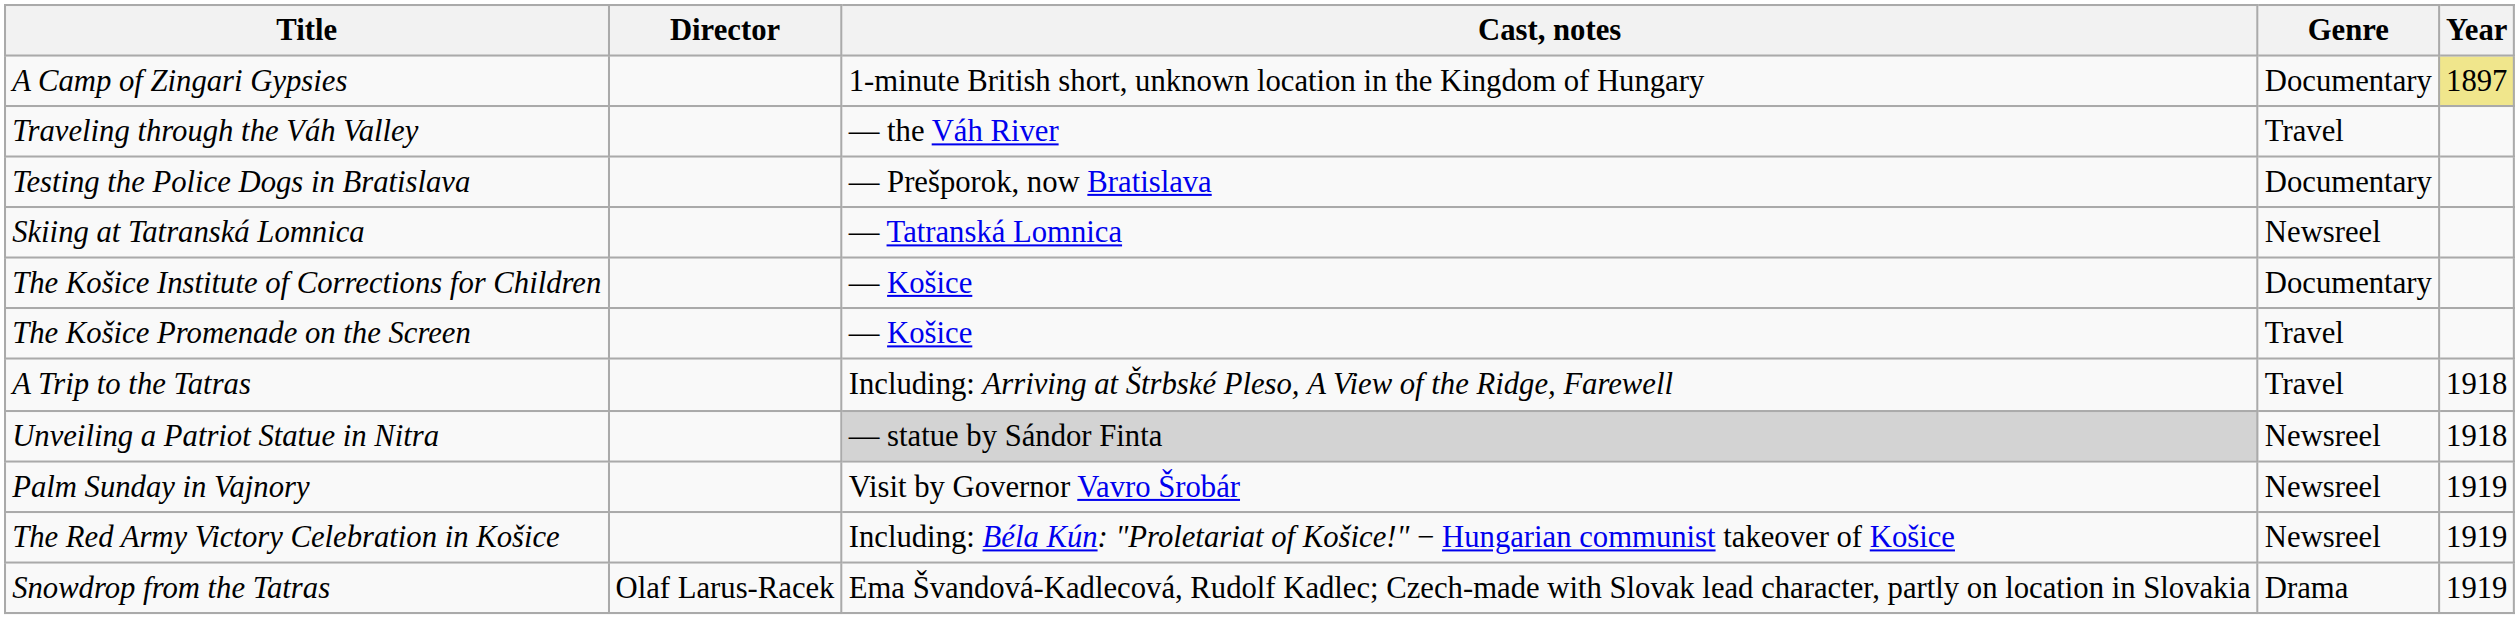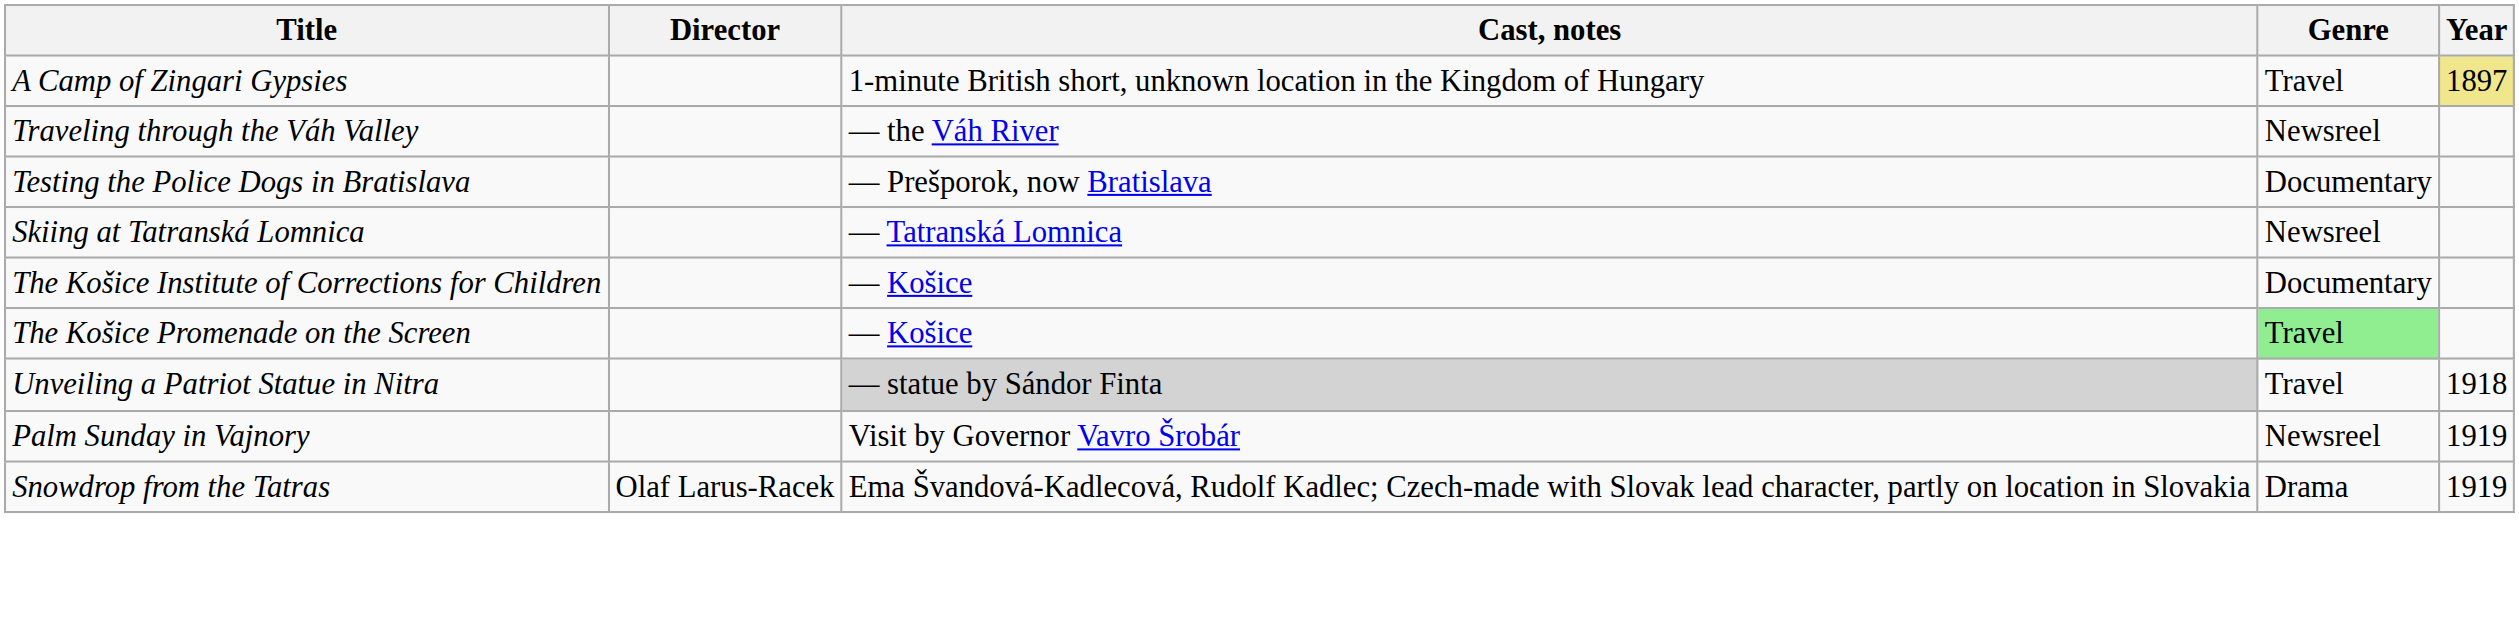(2348, 80) Documentary -> (2304, 80) Travel
(2304, 131) Travel -> (2323, 131) Newsreel
(2304, 333) no background -> (2304, 333) lightgreen background
- row: (131, 384)
(2323, 435) Newsreel -> (2304, 384) Travel
- row: (286, 536)
